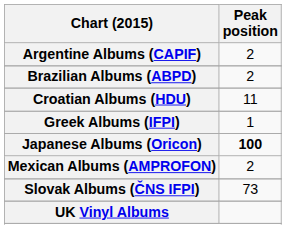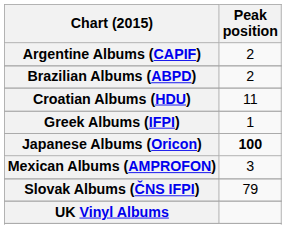(250, 167) 2 -> (250, 167) 3
(250, 189) 73 -> (250, 189) 79
